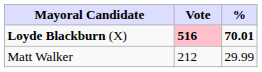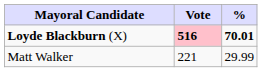(187, 56) 212 -> (187, 56) 221
